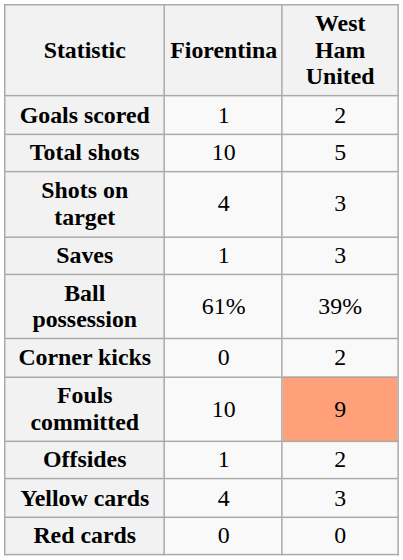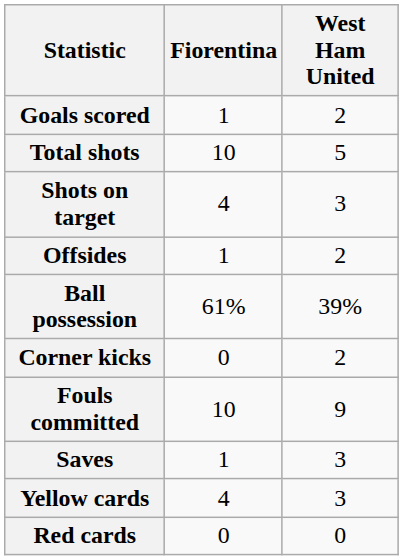rows swapped: (85, 255) <-> (85, 459)
(340, 408) lightsalmon background -> (340, 408) no background
